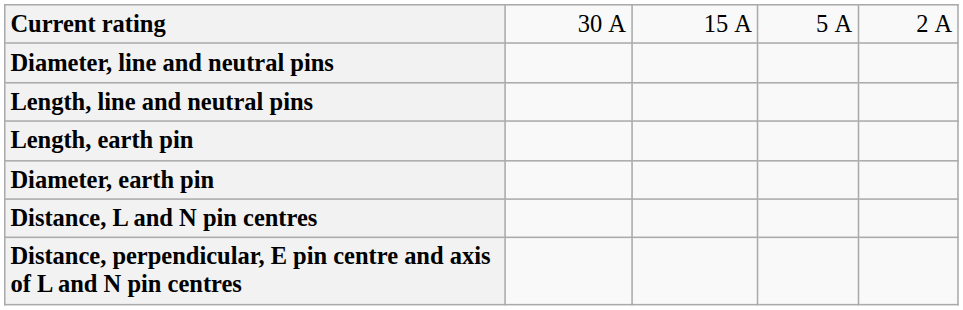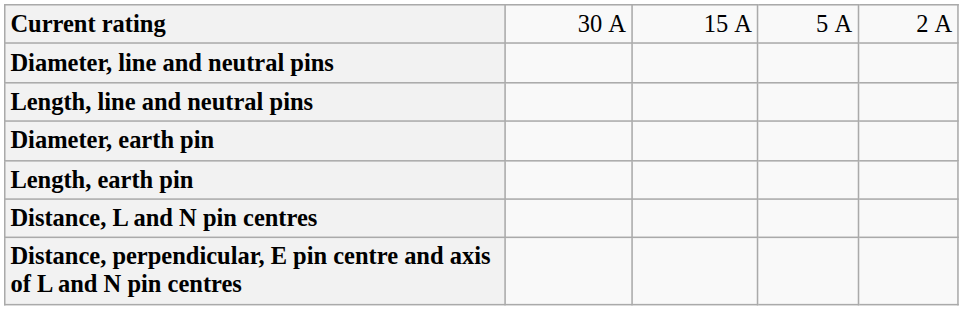rows swapped: (112, 179) <-> (102, 140)
